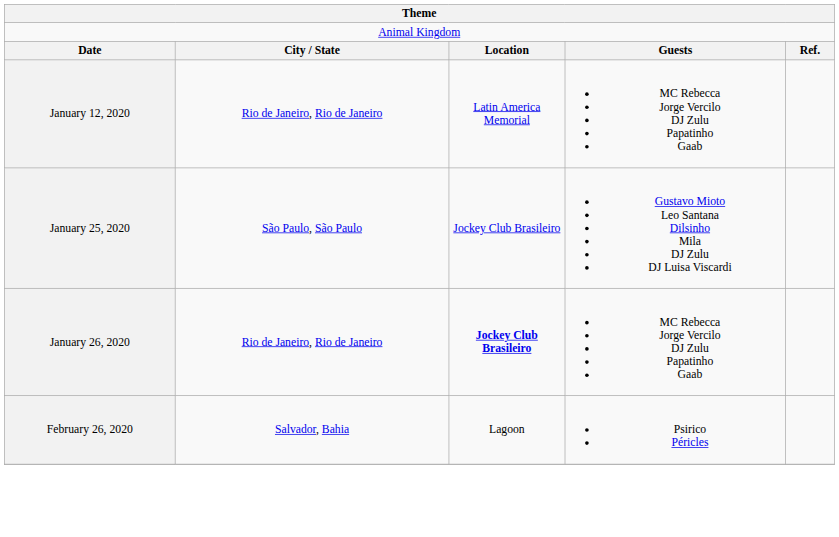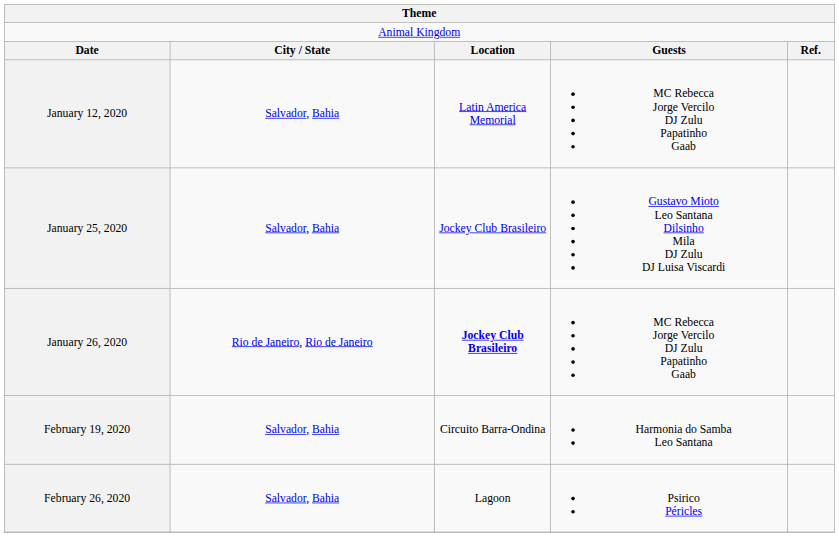(312, 113) Rio de Janeiro, Rio de Janeiro -> (302, 113) Salvador, Bahia
(312, 228) São Paulo, São Paulo -> (302, 228) Salvador, Bahia
+ row: (87, 430)
